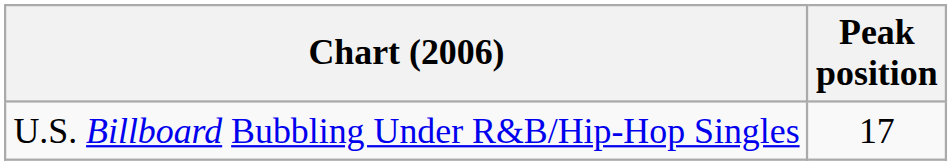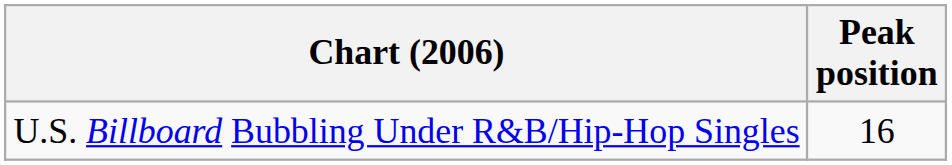(877, 130) 17 -> (877, 130) 16
